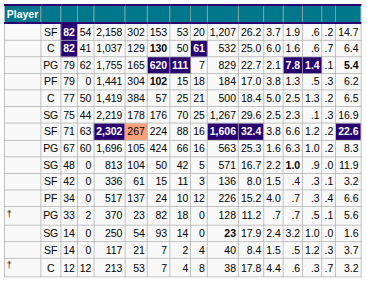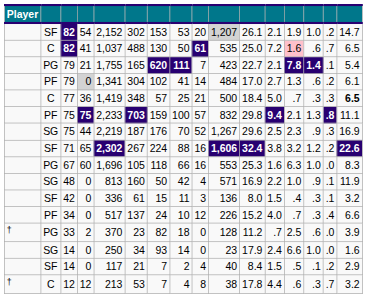(109, 32) 2,158 -> (109, 32) 2,152
(223, 32) no background -> (224, 32) lightgrey background
(251, 32) 26.2 -> (252, 32) 26.1
(273, 32) 3.7 -> (275, 32) 2.1
(315, 32) .6 -> (314, 32) 1.0
(136, 49) 129 -> (136, 49) 488
(158, 49) bold -> (158, 49) normal
(227, 49) 532 -> (228, 49) 535
(273, 49) 6.0 -> (275, 49) 7.2
(293, 49) no background -> (294, 49) pink background
(351, 49) 6.4 -> (352, 49) 6.5
(86, 65) 62 -> (86, 65) 21
(227, 65) 829 -> (228, 65) 423
(351, 65) bold -> (352, 65) normal
(88, 82) no background -> (88, 82) lightgrey background
(109, 82) 1,441 -> (109, 82) 1,341
(158, 82) bold -> (158, 82) normal
(183, 82) 15 -> (184, 82) 41
(199, 82) 18 -> (200, 82) 14
(227, 82) 184 -> (228, 82) 484
(273, 82) 3.8 -> (275, 82) 2.7
(315, 82) .5 -> (316, 82) .6
(329, 82) .3 -> (330, 82) .2
(351, 82) 6.2 -> (352, 82) 6.1
(86, 99) 50 -> (86, 99) 36
(136, 99) 384 -> (136, 99) 348
(293, 99) 2.5 -> (297, 99) .7
(312, 99) 1.3 -> (316, 99) .3
(329, 99) .2 -> (330, 99) .3
(351, 99) normal -> (352, 99) bold
+ row: (51, 115)
(136, 115) 178 -> (136, 132) 187
(199, 115) 25 -> (200, 132) 52
(315, 115) .1 -> (316, 132) .9
(86, 132) 63 -> (86, 148) 65
(136, 132) lightsalmon background -> (136, 148) no background
(293, 132) 6.6 -> (294, 148) 3.2
(158, 148) 424 -> (159, 165) 118
(227, 148) 563 -> (228, 165) 553
(329, 148) .2 -> (330, 165) .0
(136, 165) 104 -> (136, 182) 160
(202, 165) 5 -> (203, 182) 4
(251, 165) 16.7 -> (252, 182) 16.9
(293, 165) bold -> (294, 182) normal
(329, 165) .0 -> (330, 182) .1
(296, 216) .7 -> (294, 232) 2.5
(315, 216) .5 -> (316, 232) .6
(329, 216) .1 -> (330, 232) .0
(351, 216) 5.6 -> (352, 232) 3.9
(139, 234) 54 -> (139, 250) 34
(230, 234) bold -> (231, 250) normal
(293, 234) 3.2 -> (294, 250) 6.6
(312, 250) 1.2 -> (316, 267) .1
(329, 250) .3 -> (330, 267) .2
(351, 250) 3.7 -> (352, 267) 2.9
